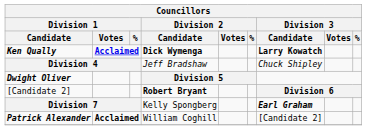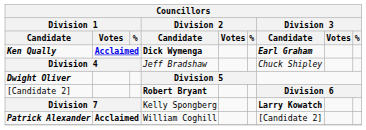(290, 51) Larry Kowatch -> (285, 51) Earl Graham
(285, 105) Earl Graham -> (290, 105) Larry Kowatch
